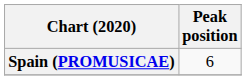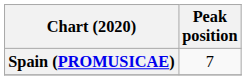(210, 61) 6 -> (210, 61) 7
